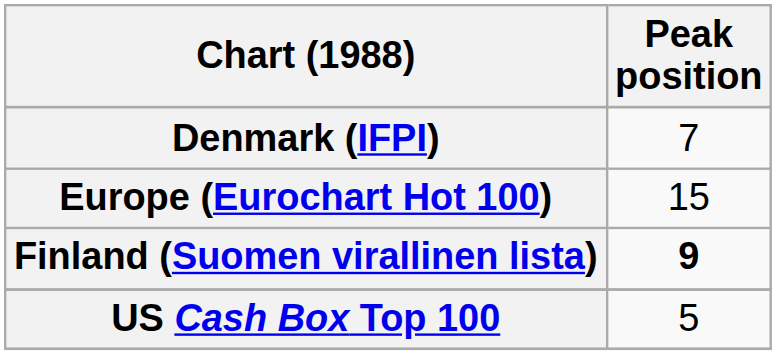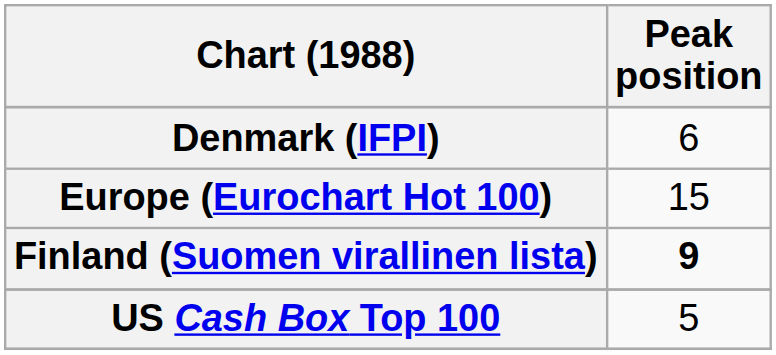(689, 137) 7 -> (689, 137) 6
